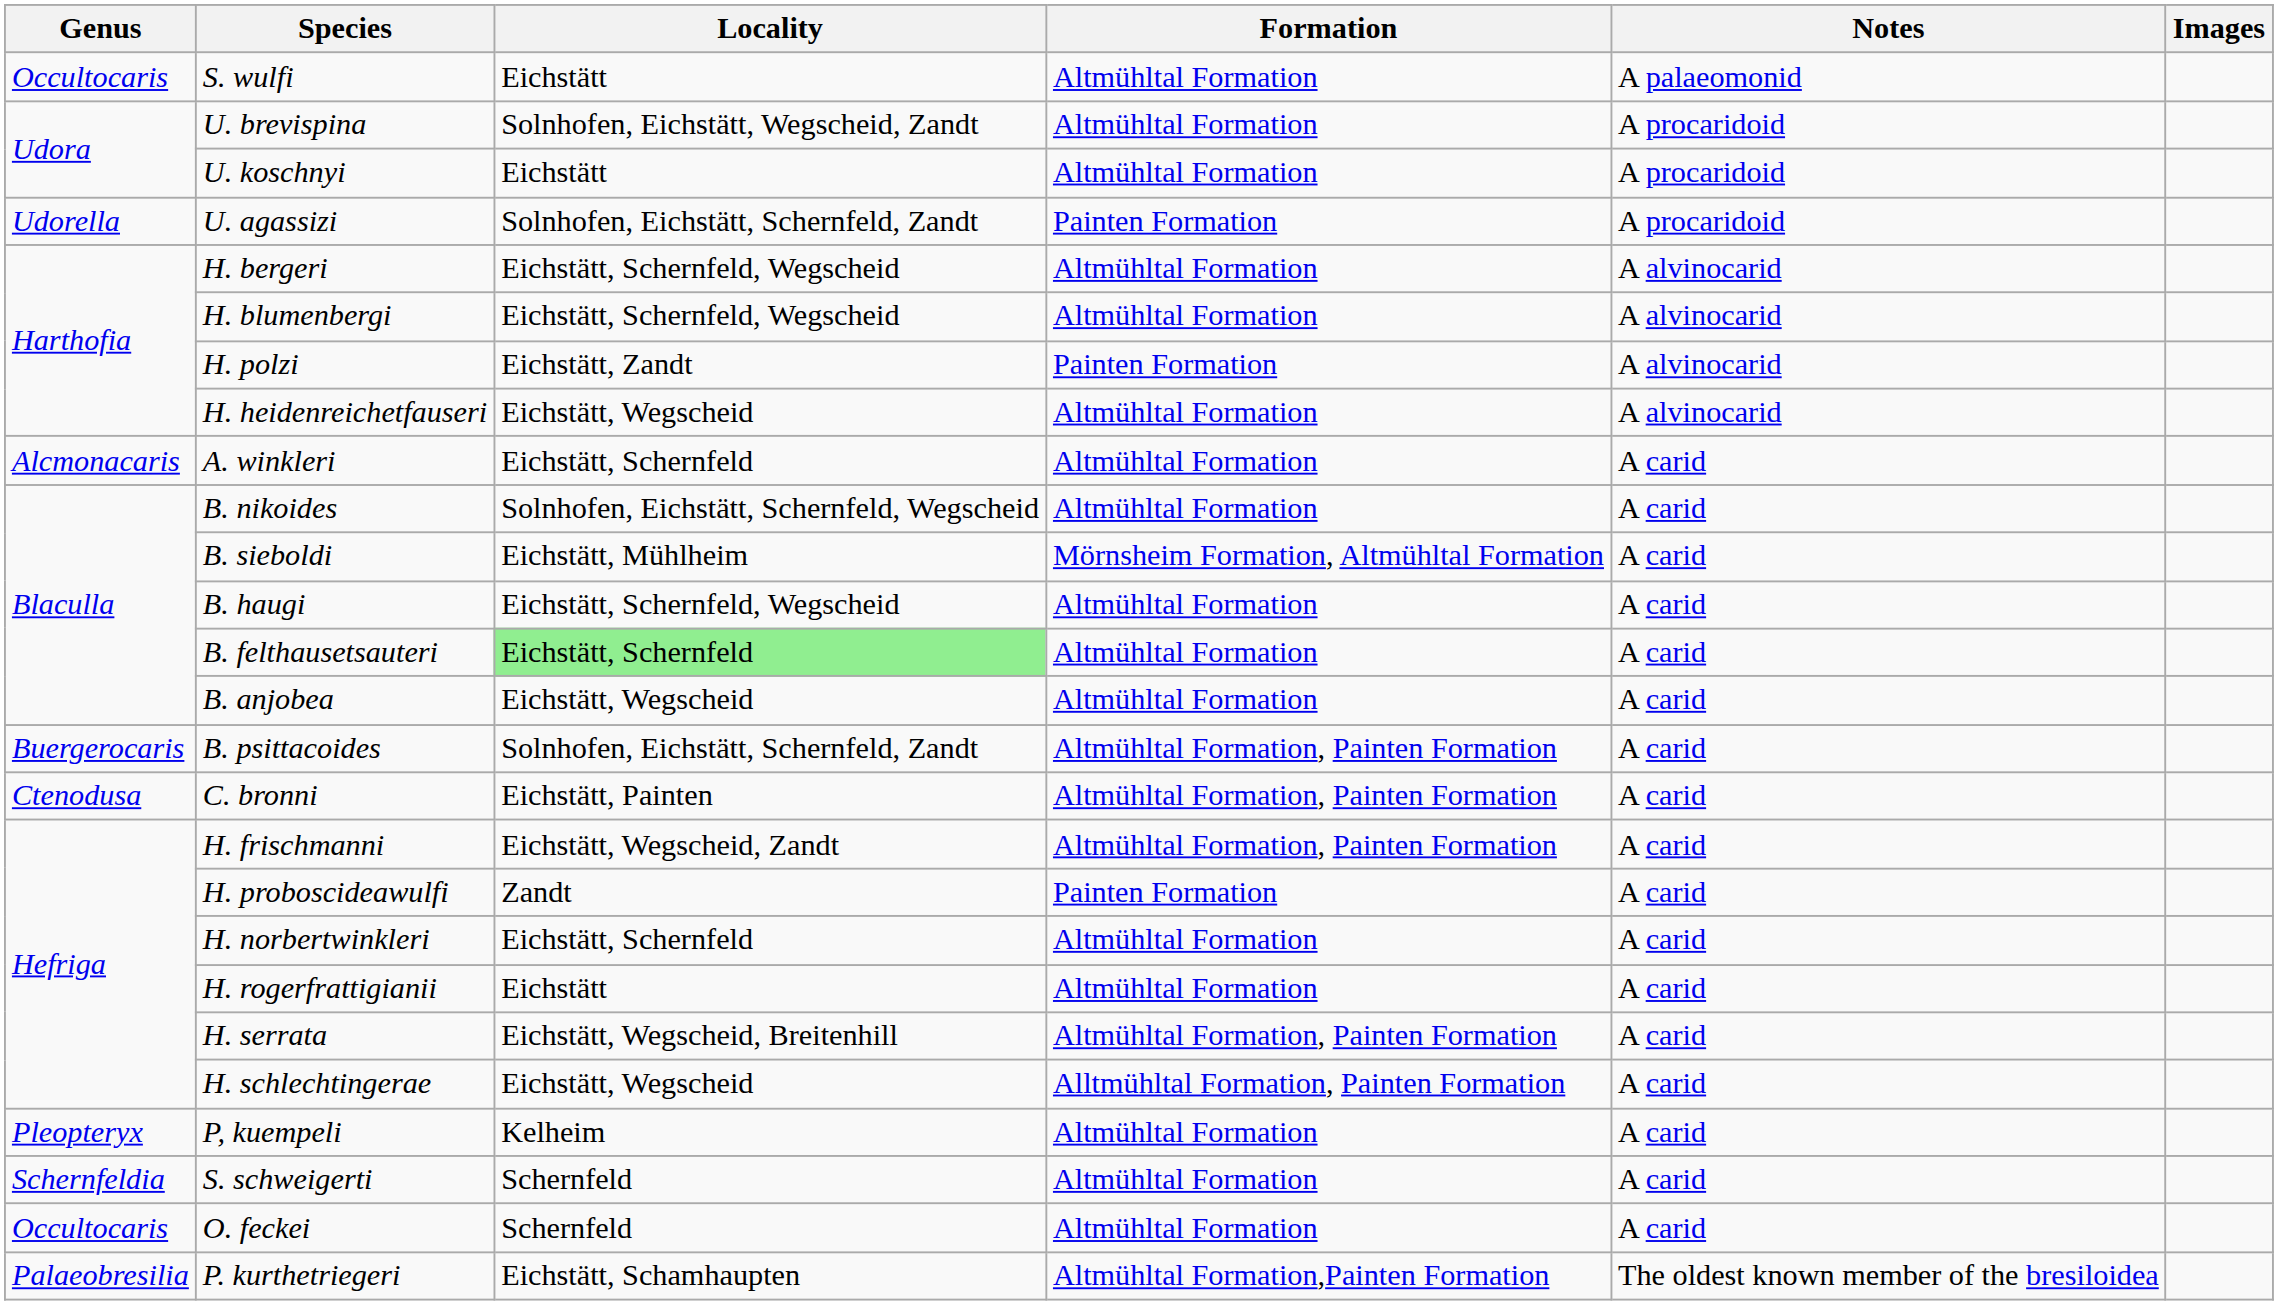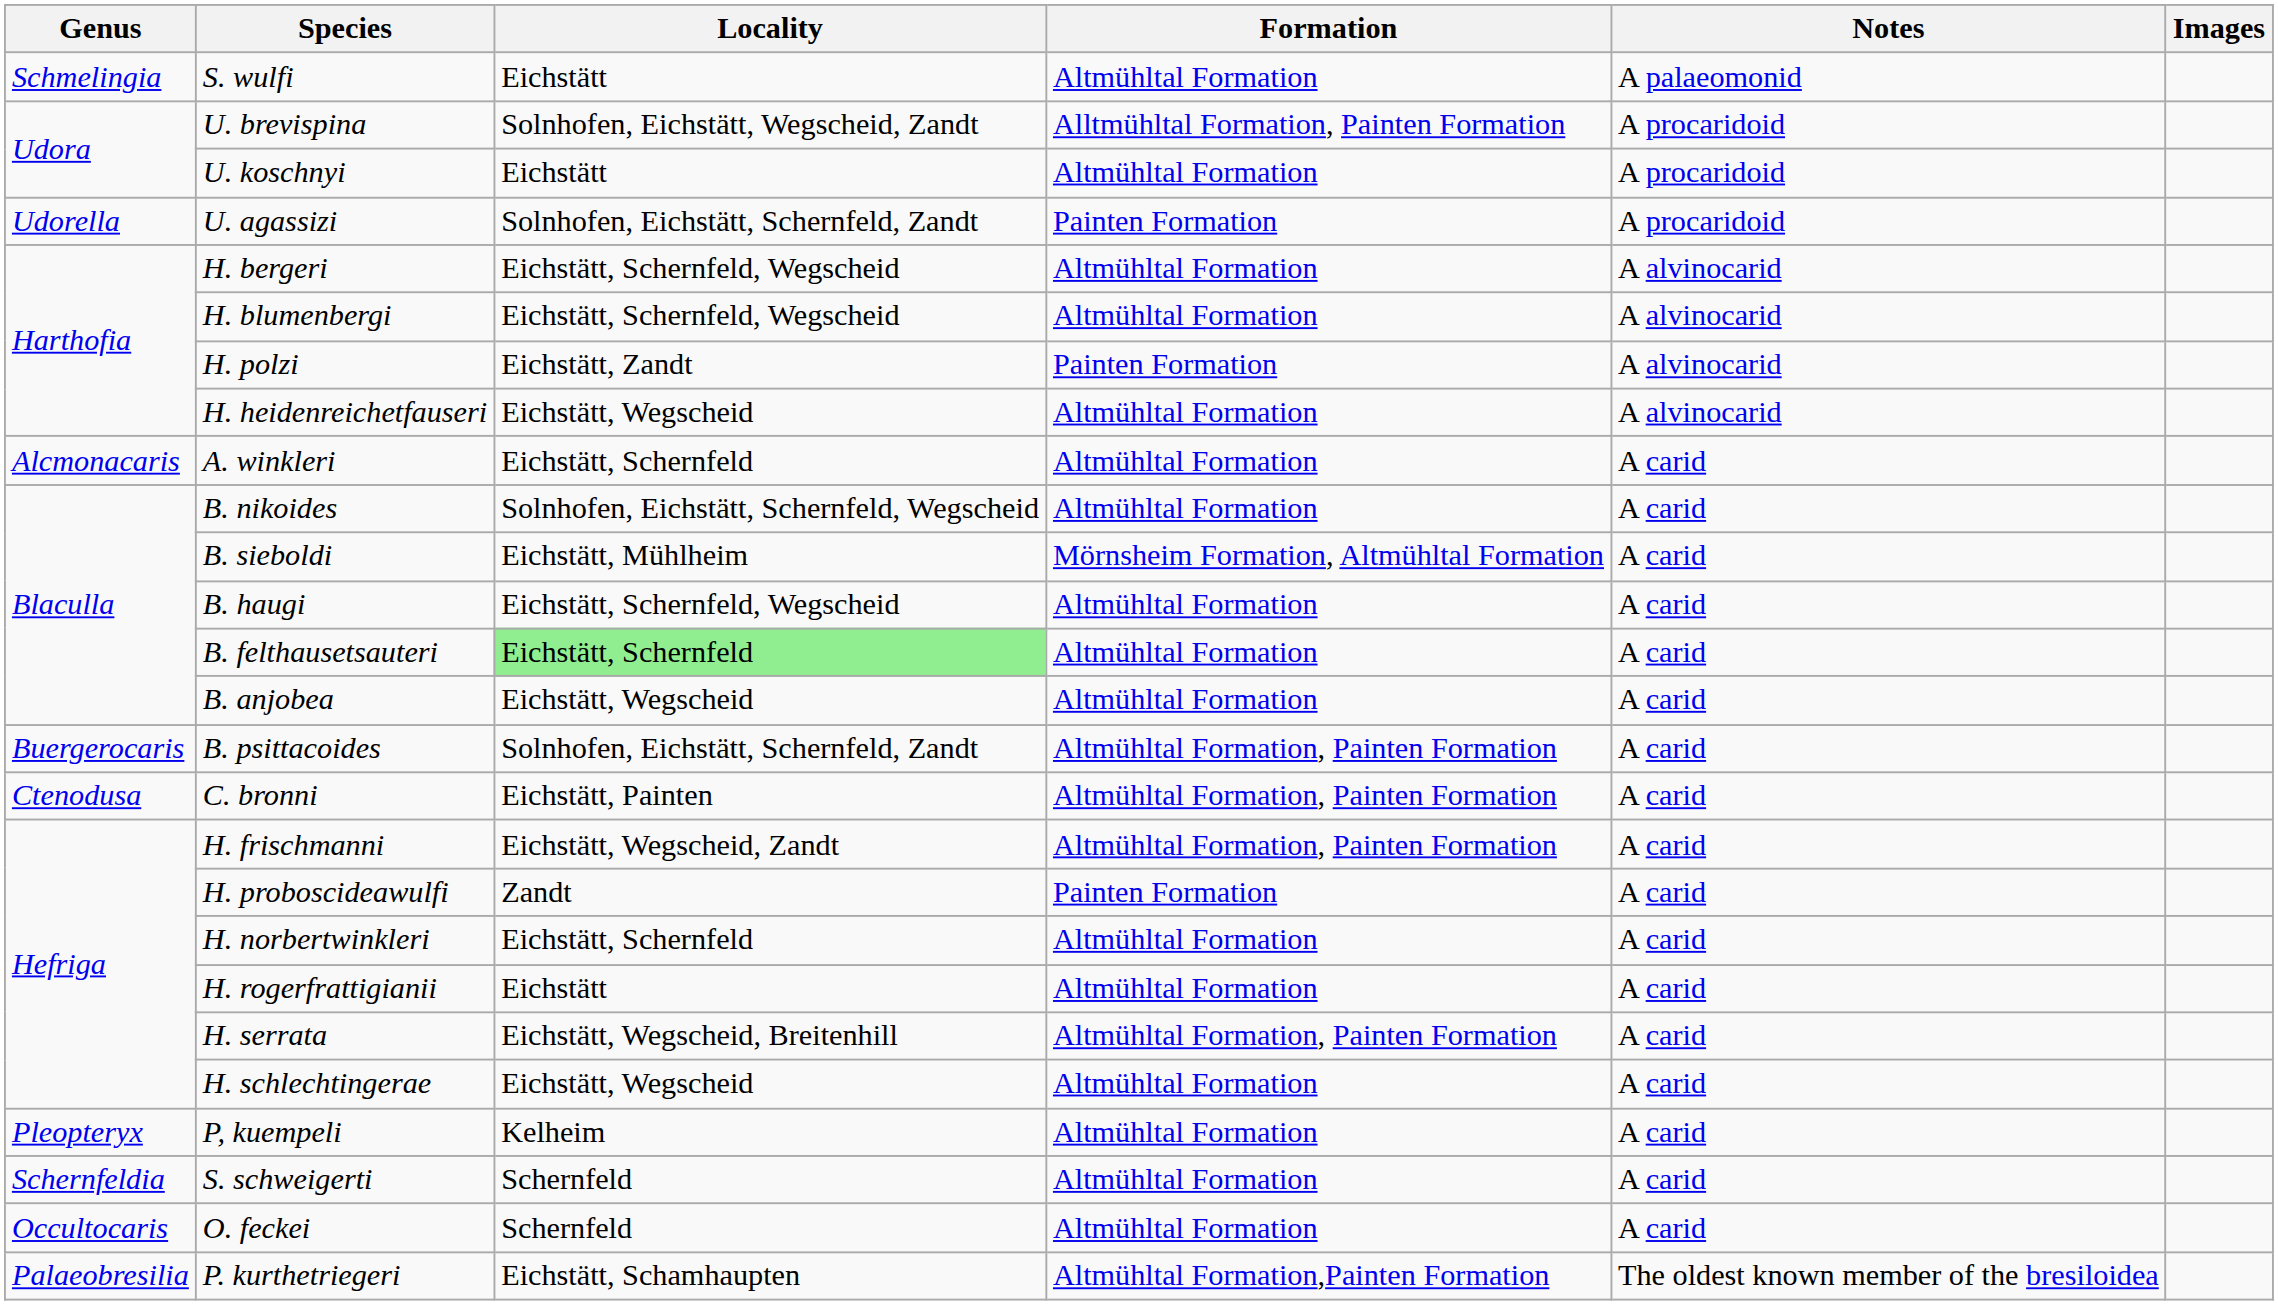(90, 76) Occultocaris -> (87, 76) Schmelingia
(1185, 124) Altmühltal Formation -> (1309, 124) Alltmühltal Formation, Painten Formation
(1309, 1083) Alltmühltal Formation, Painten Formation -> (1185, 1083) Altmühltal Formation
